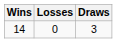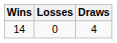(94, 29) 3 -> (94, 29) 4
